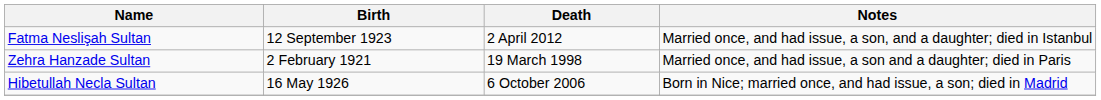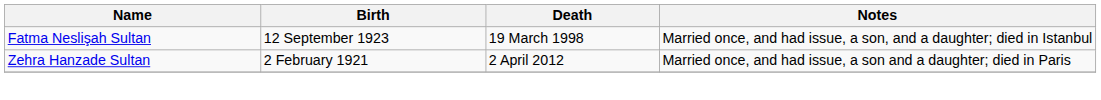(525, 38) 2 April 2012 -> (536, 38) 19 March 1998
(535, 60) 19 March 1998 -> (526, 60) 2 April 2012
- row: (82, 83)
